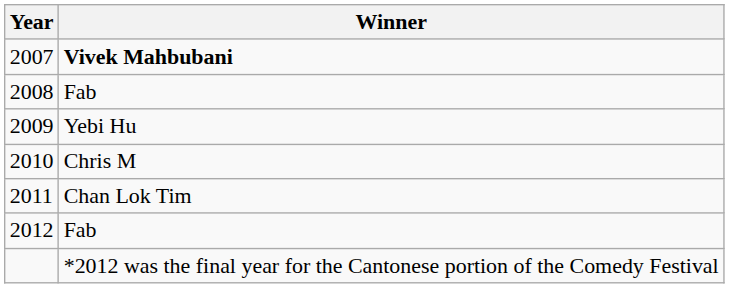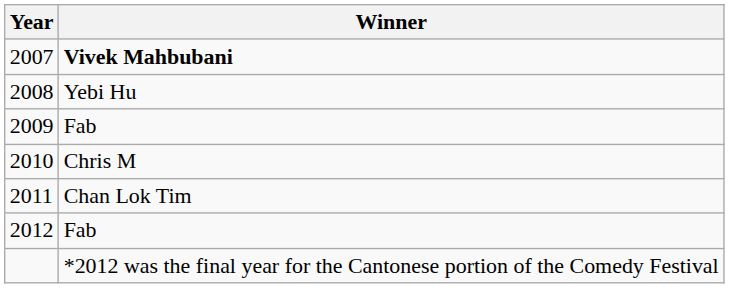(80, 91) Fab -> (100, 91) Yebi Hu
(100, 126) Yebi Hu -> (80, 126) Fab
